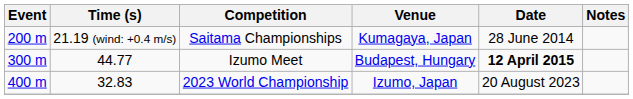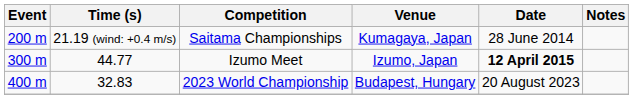(415, 60) Budapest, Hungary -> (415, 60) Izumo, Japan
(415, 82) Izumo, Japan -> (415, 82) Budapest, Hungary
